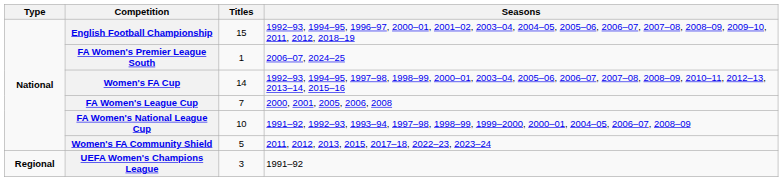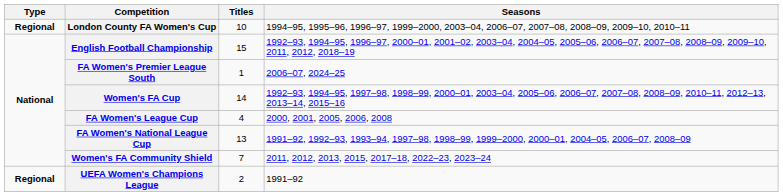+ row: (142, 27)
(241, 103) 7 -> (241, 118) 4
(241, 123) 10 -> (241, 138) 13
(241, 144) 5 -> (241, 159) 7
(241, 164) 3 -> (241, 179) 2
